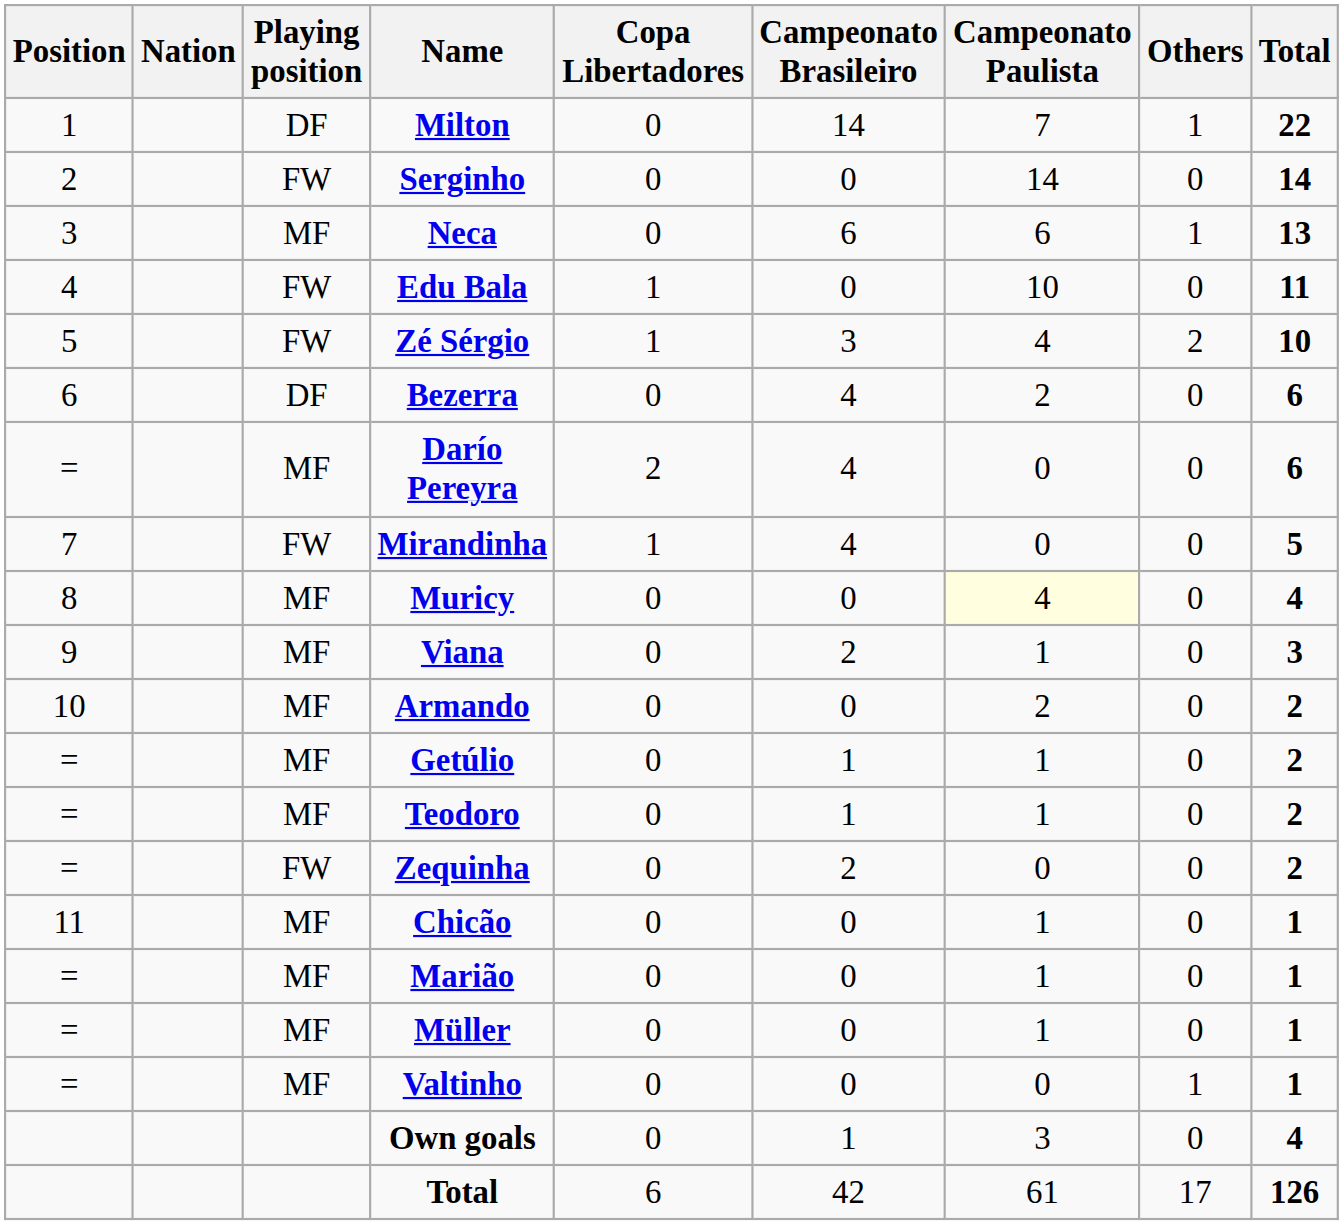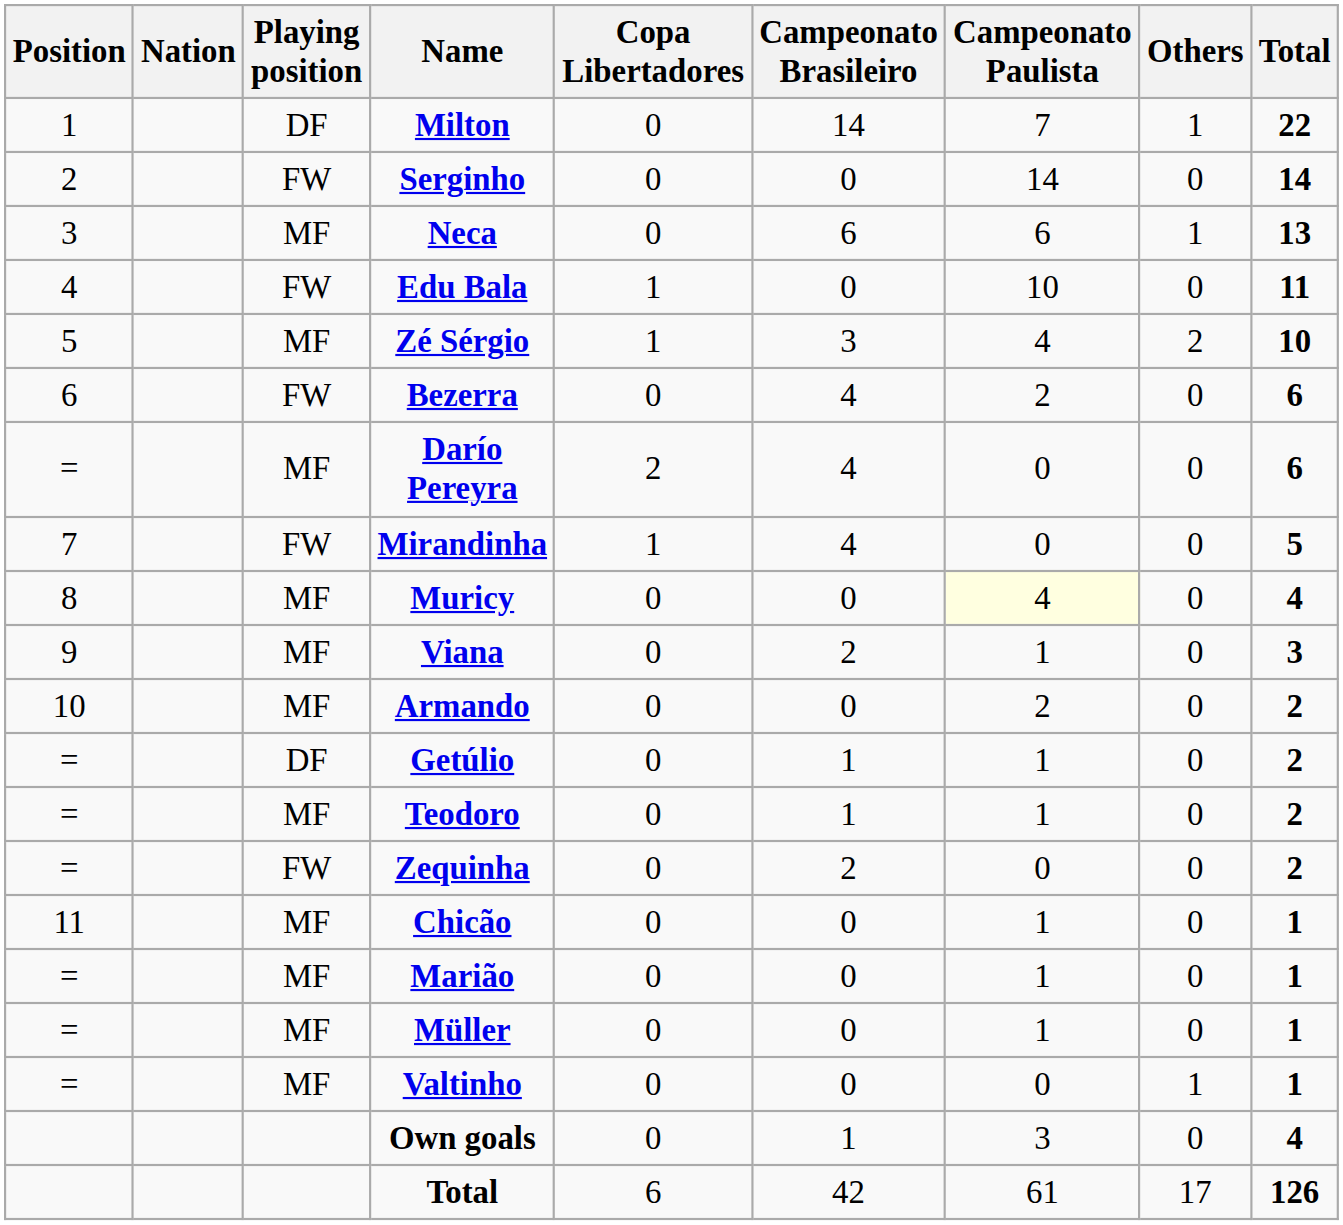(307, 341) FW -> (307, 341) MF
(307, 395) DF -> (307, 395) FW
(307, 759) MF -> (307, 759) DF
